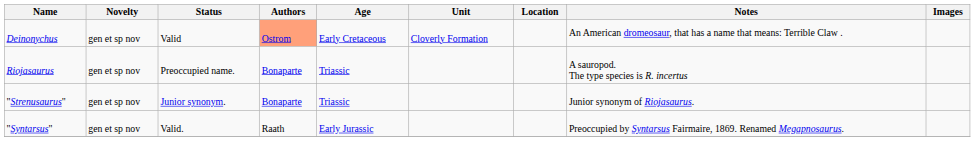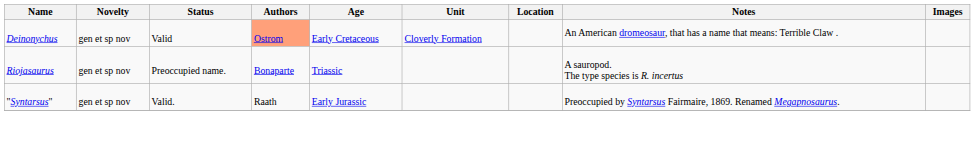- row: (36, 102)
